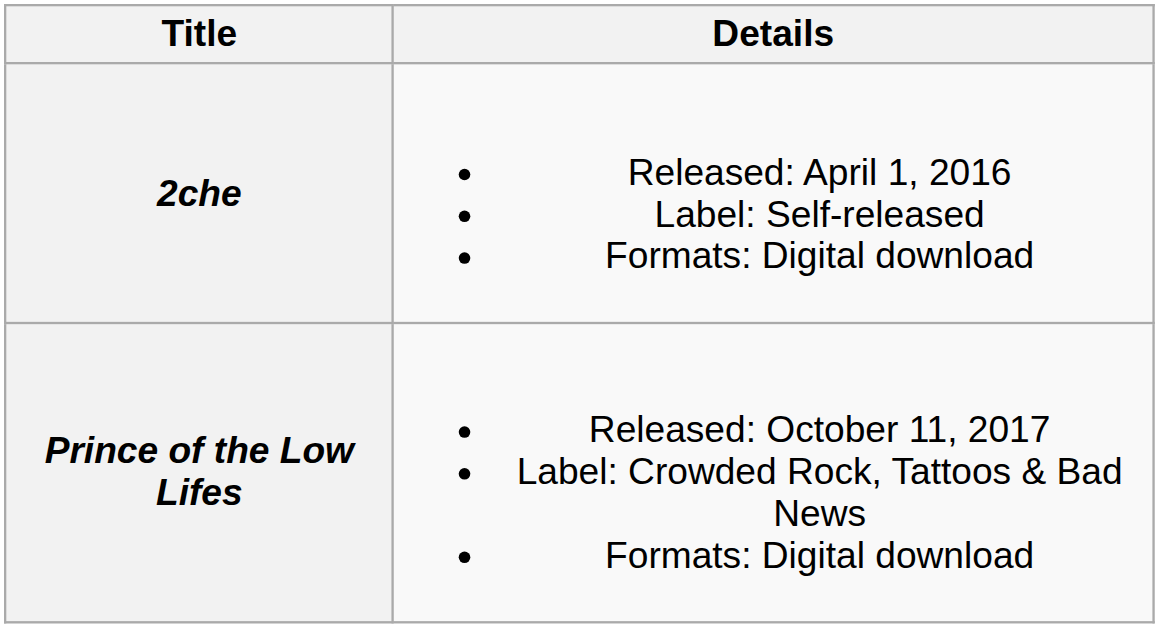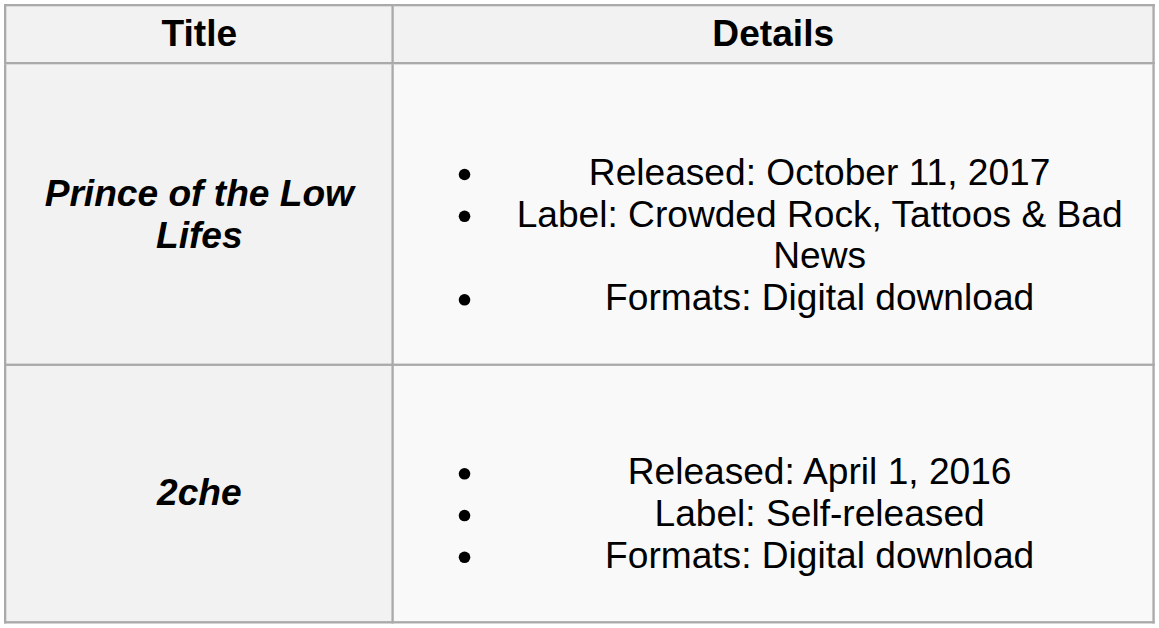rows swapped: (199, 192) <-> (199, 471)
